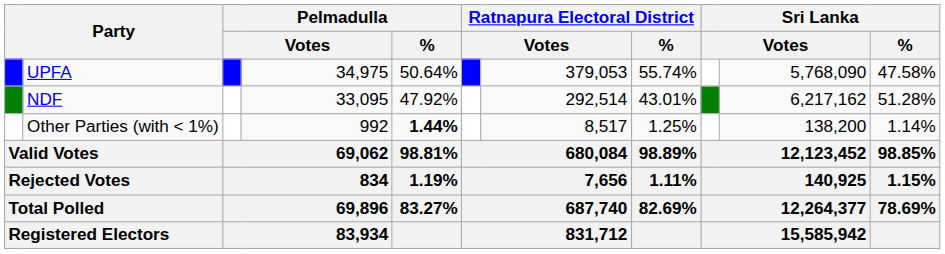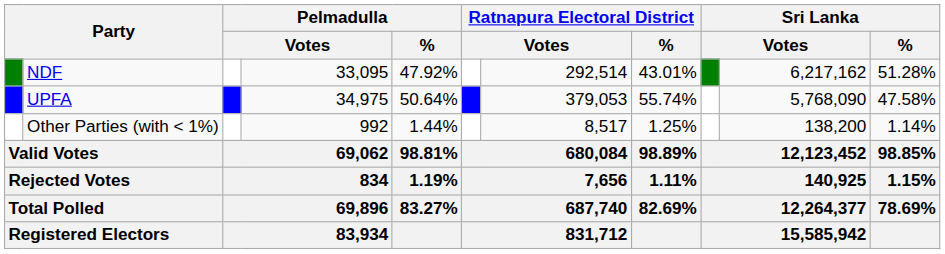rows swapped: (49, 72) <-> (45, 99)
(434, 126) bold -> (434, 126) normal
